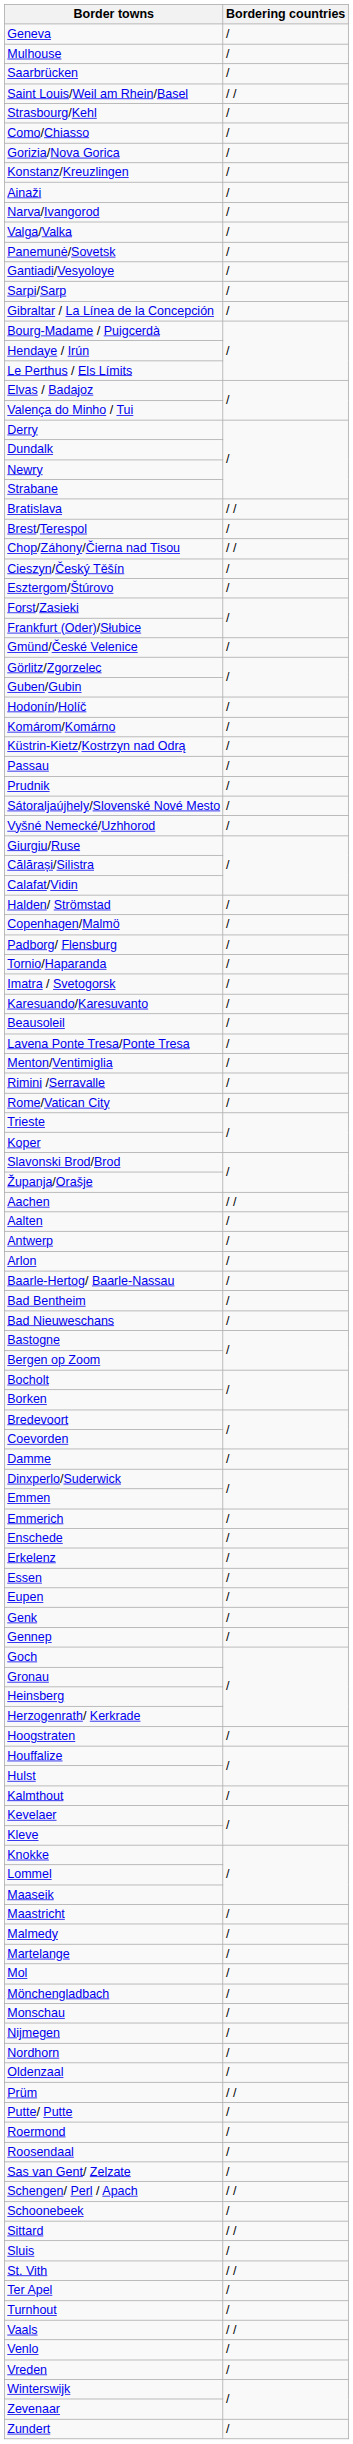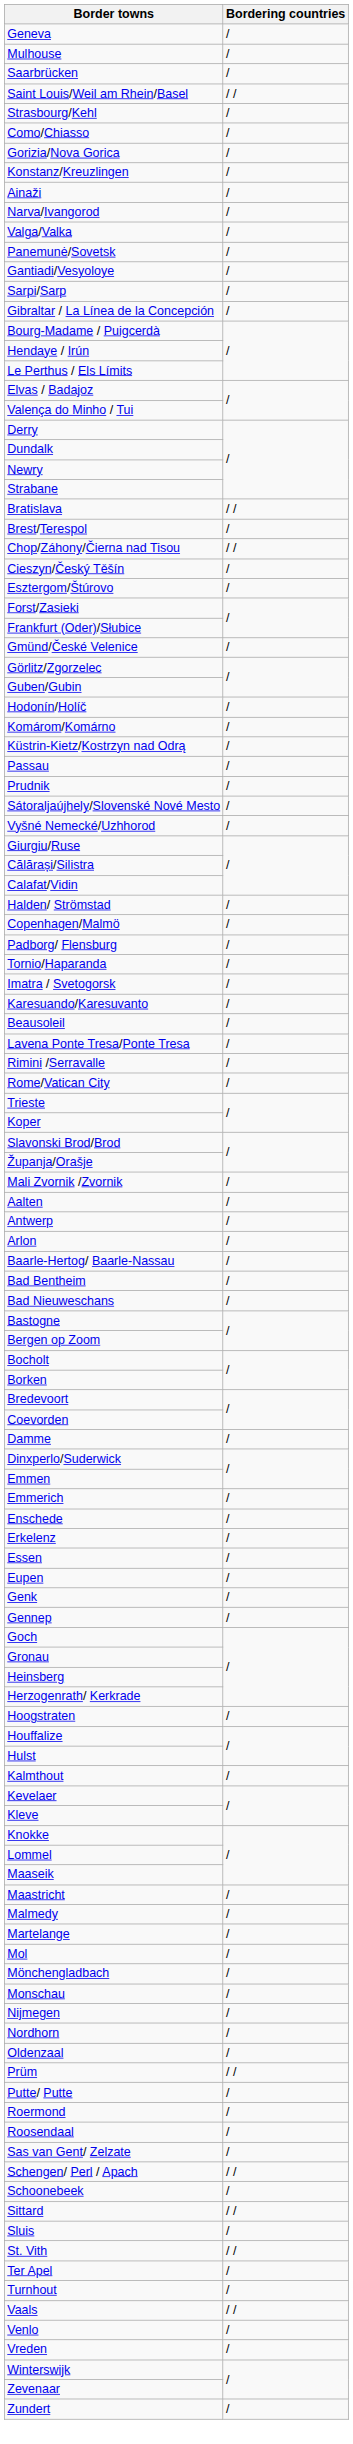- row: (60, 1063)
+ row: (65, 1182)
- row: (28, 1201)
